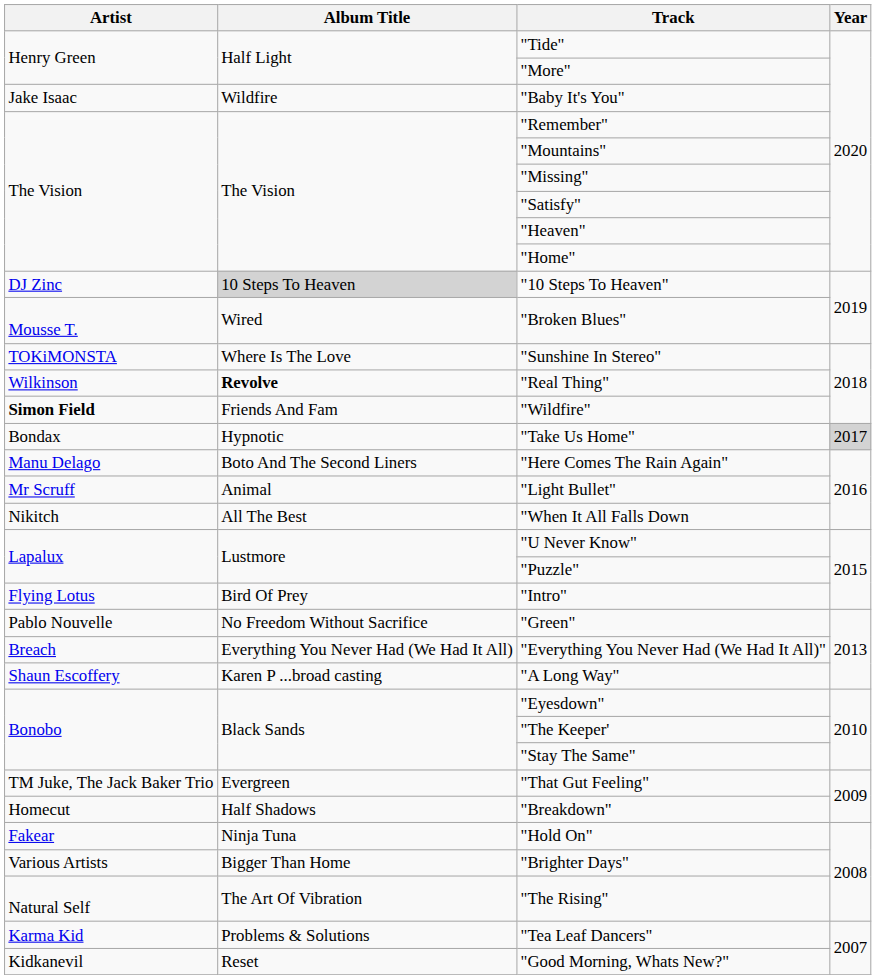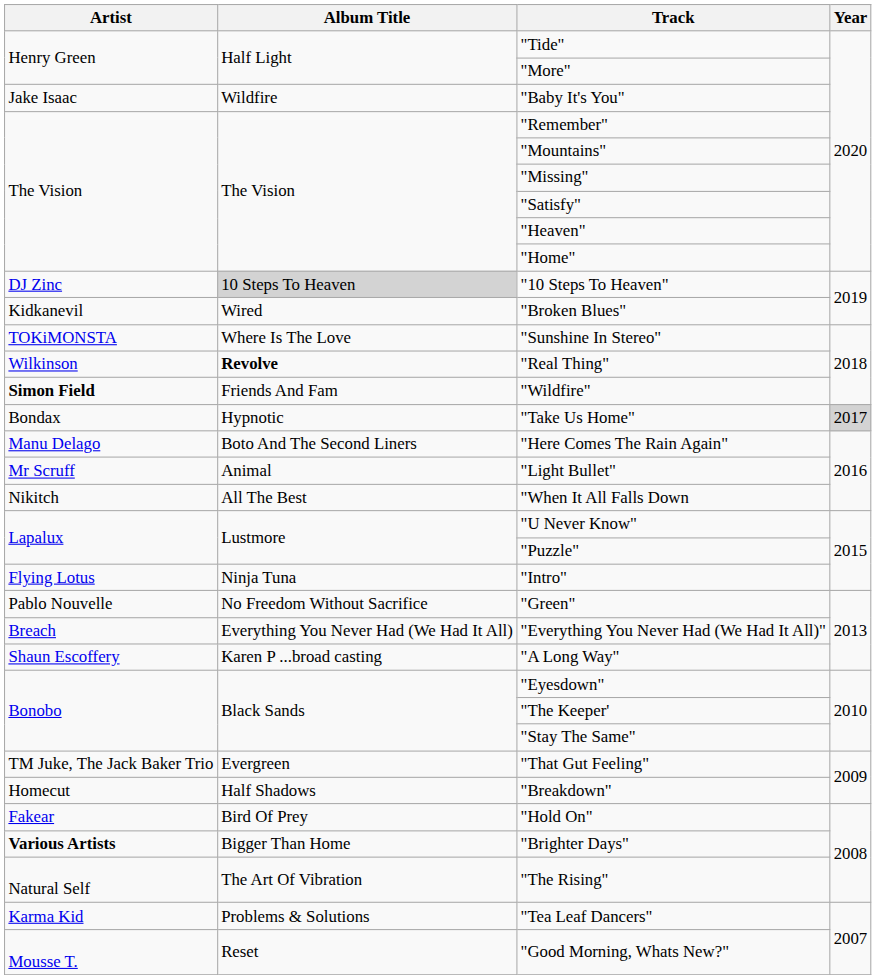(43, 329) Mousse T. -> (46, 310) Kidkanevil
(265, 596) Bird Of Prey -> (259, 577) Ninja Tuna
(259, 836) Ninja Tuna -> (265, 817) Bird Of Prey
(58, 862) normal -> (62, 843) bold
(46, 961) Kidkanevil -> (43, 961) Mousse T.
